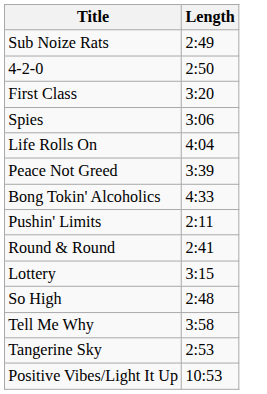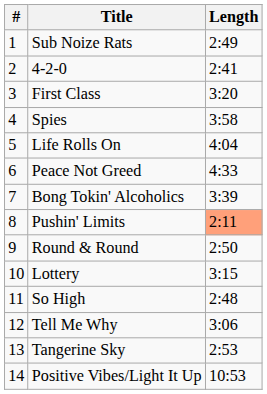+ column: (16, 17)
(200, 68) 2:50 -> (223, 68) 2:41
(200, 119) 3:06 -> (223, 119) 3:58
(200, 171) 3:39 -> (223, 171) 4:33
(200, 196) 4:33 -> (223, 196) 3:39
(200, 222) no background -> (223, 222) lightsalmon background
(200, 247) 2:41 -> (223, 247) 2:50
(200, 324) 3:58 -> (223, 324) 3:06
